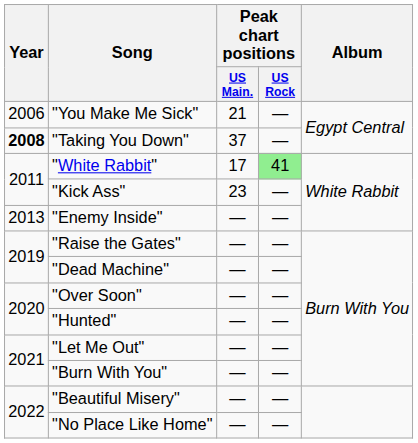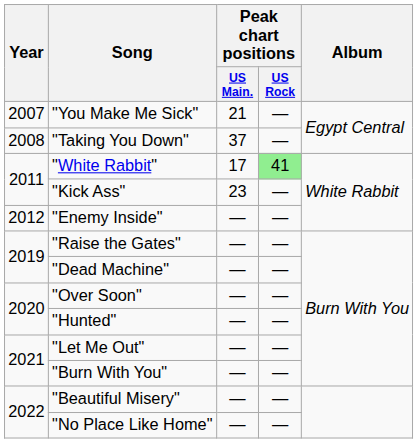(26, 114) 2006 -> (26, 114) 2007
(26, 140) bold -> (26, 140) normal
(26, 218) 2013 -> (26, 218) 2012
